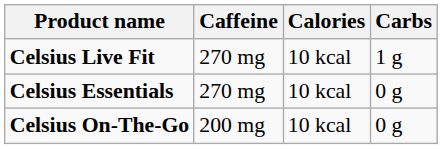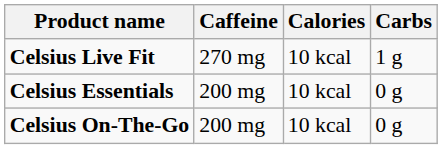(232, 90) 270 mg -> (232, 90) 200 mg
